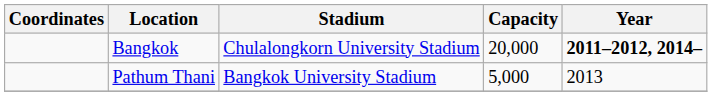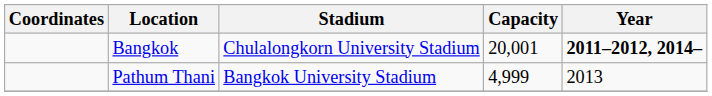(513, 47) 20,000 -> (513, 47) 20,001
(509, 76) 5,000 -> (509, 76) 4,999
